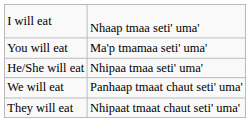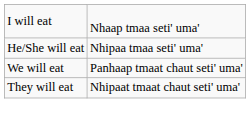- row: (37, 48)
